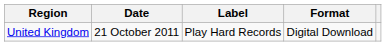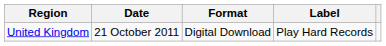columns swapped: (330, 13) <-> (233, 13)
